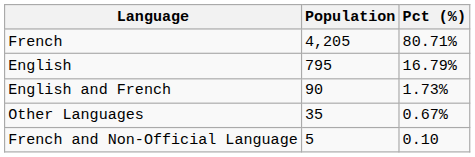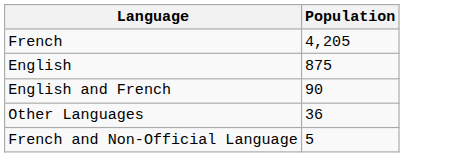- column: (434, 17)
(319, 66) 795 -> (319, 66) 875
(314, 115) 35 -> (314, 115) 36
